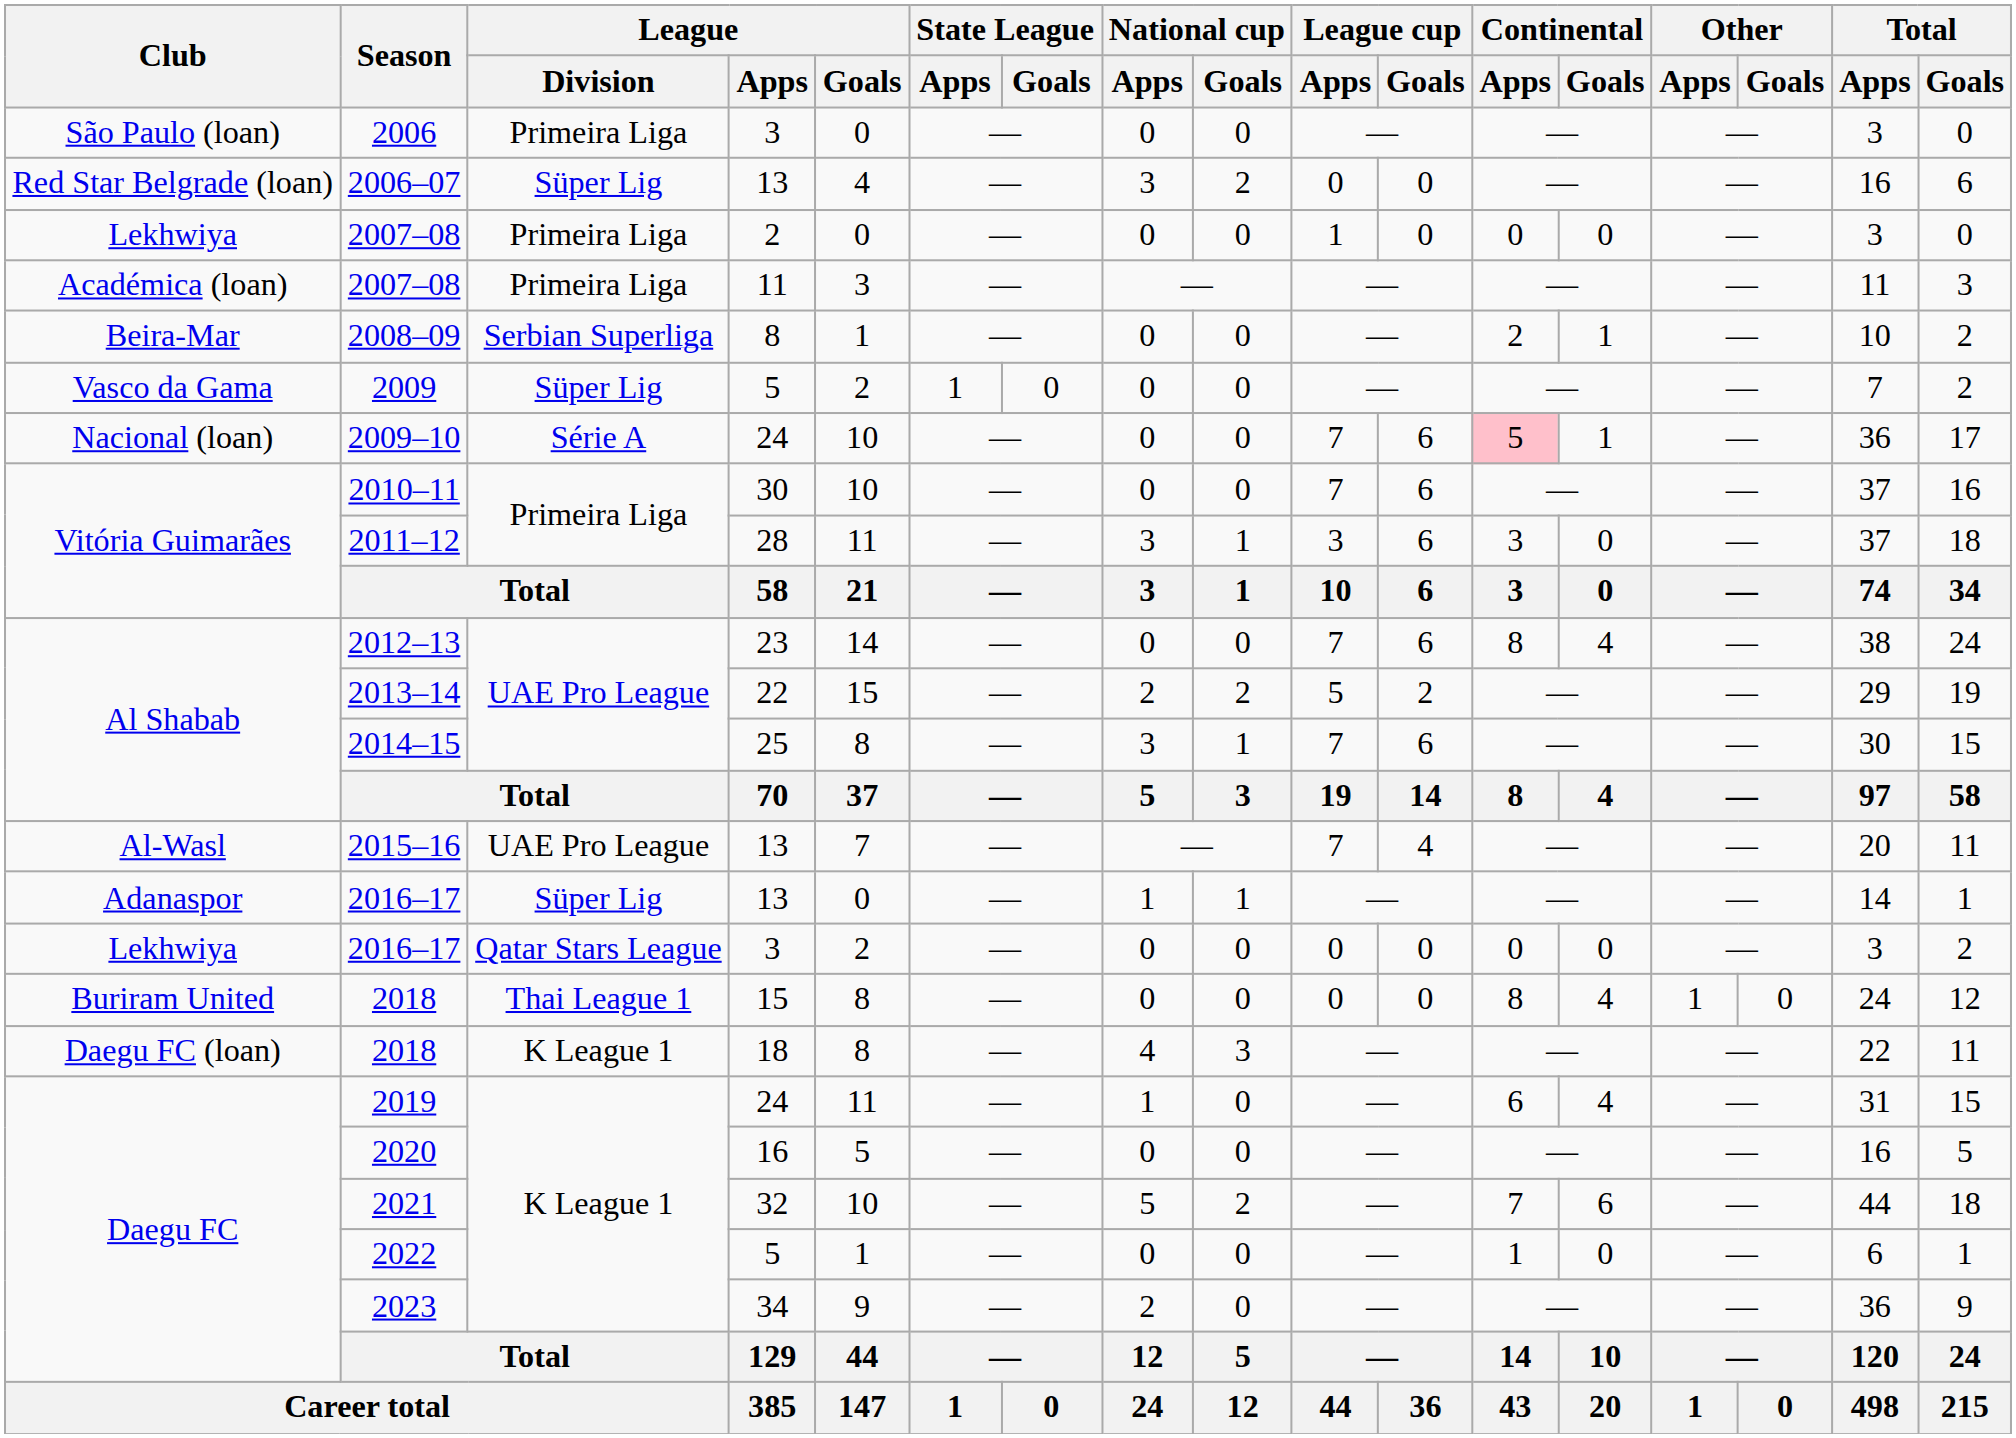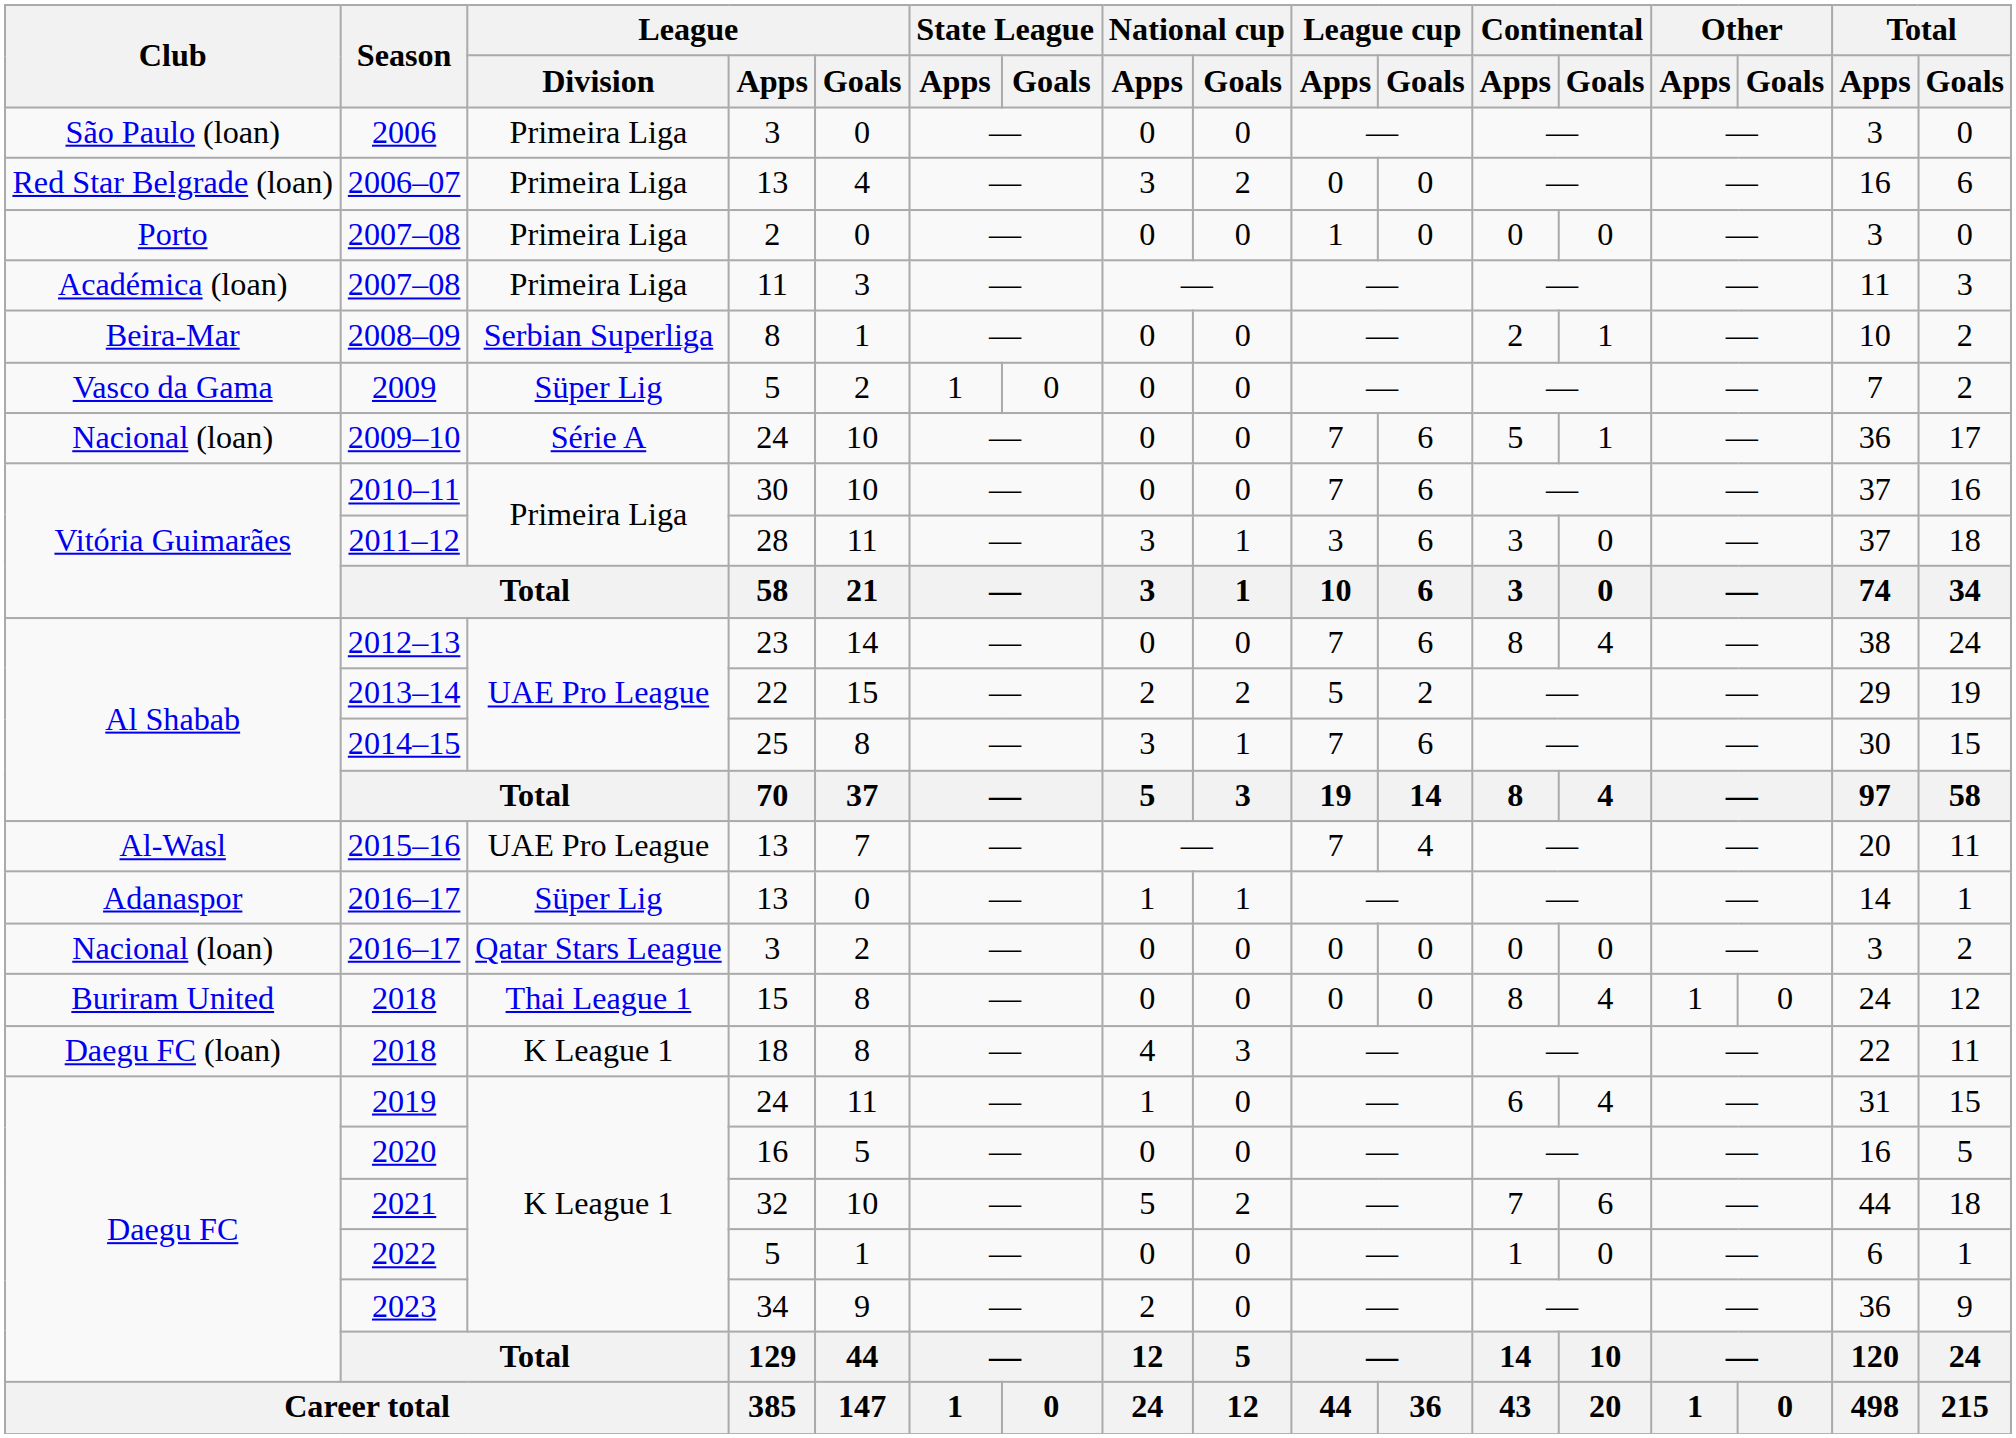(598, 183) Süper Lig -> (598, 183) Primeira Liga
(173, 234) Lekhwiya -> (173, 234) Porto
(1515, 438) pink background -> (1515, 438) no background
(173, 948) Lekhwiya -> (173, 948) Nacional (loan)
